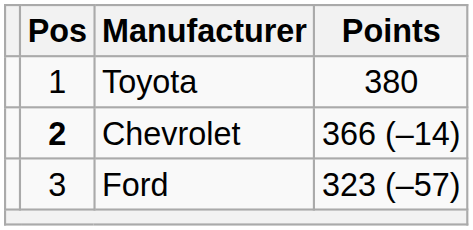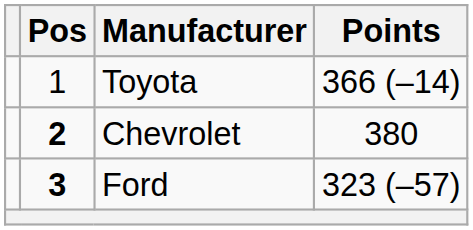(391, 82) 380 -> (391, 82) 366 (–14)
(391, 133) 366 (–14) -> (391, 133) 380
(57, 185) normal -> (57, 185) bold
